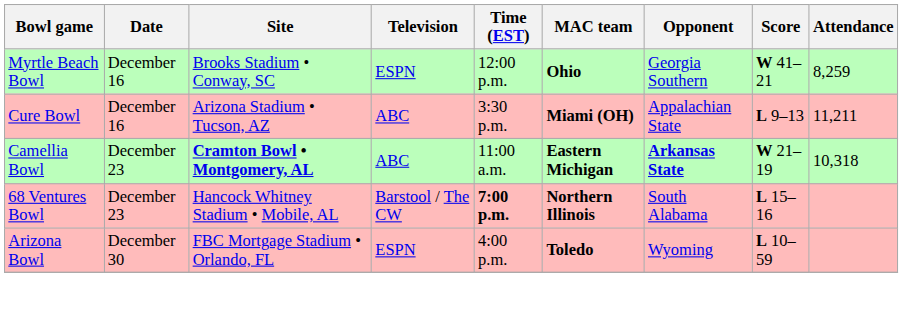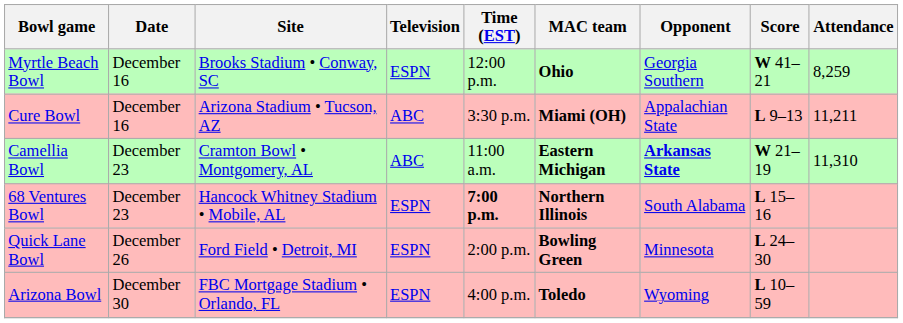(253, 160) bold -> (256, 160) normal
(836, 160) 10,318 -> (835, 160) 11,310
(422, 205) Barstool / The CW -> (410, 205) ESPN
+ row: (47, 250)
